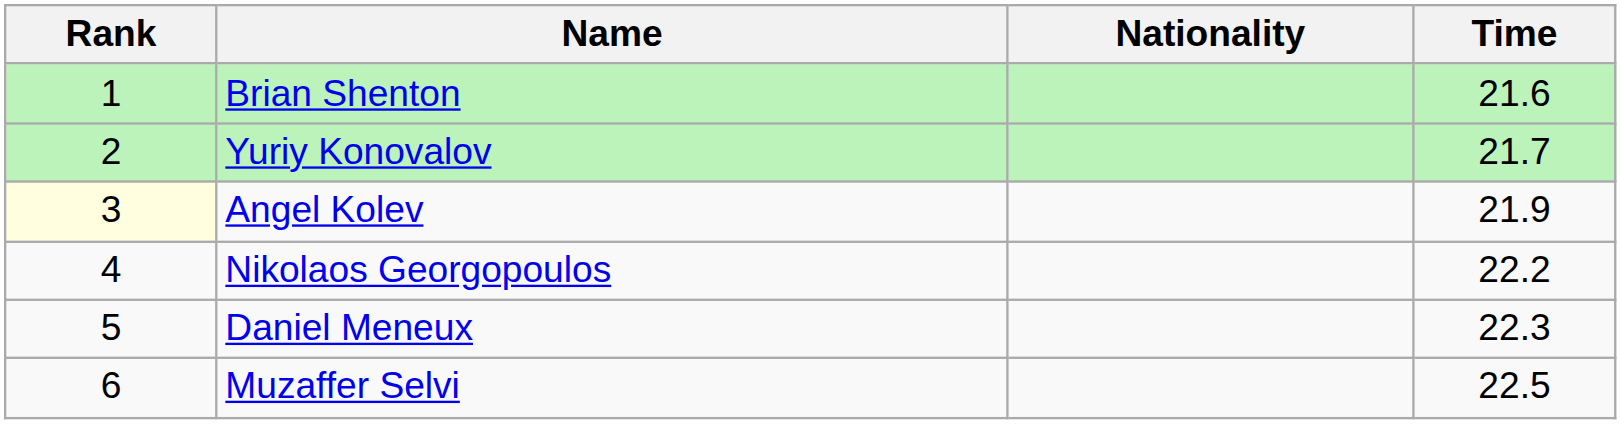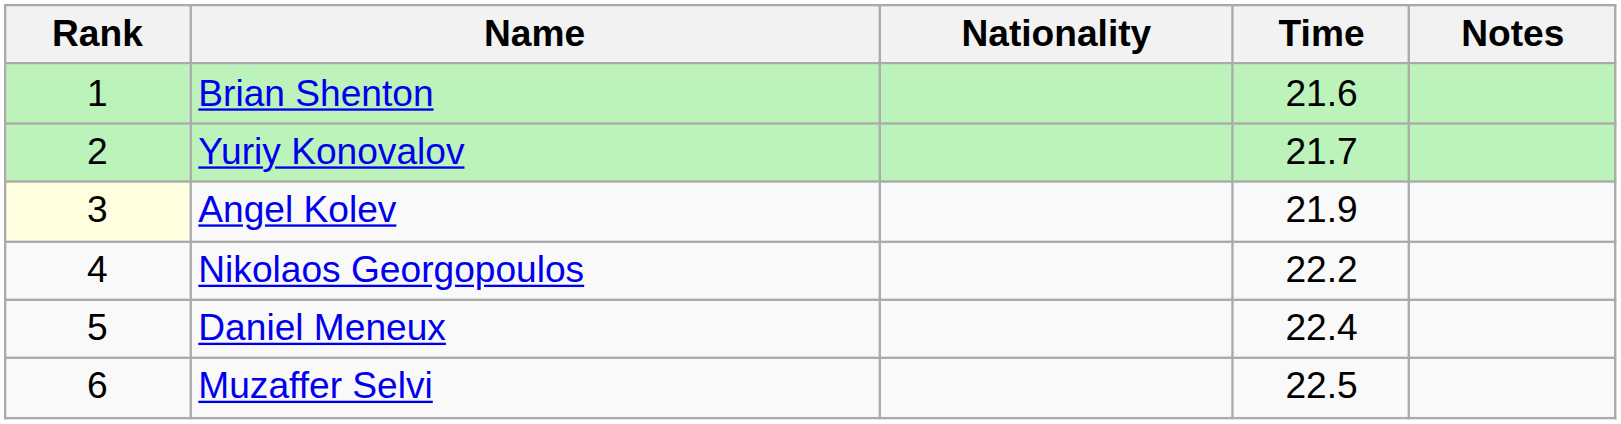+ column: (1513, 33)
(1514, 328) 22.3 -> (1322, 328) 22.4
